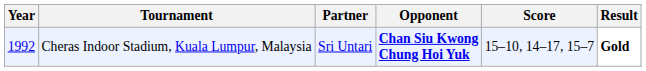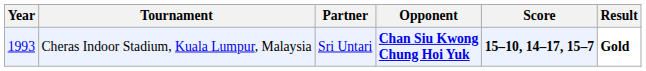(21, 46) 1992 -> (21, 46) 1993
(539, 46) normal -> (539, 46) bold
